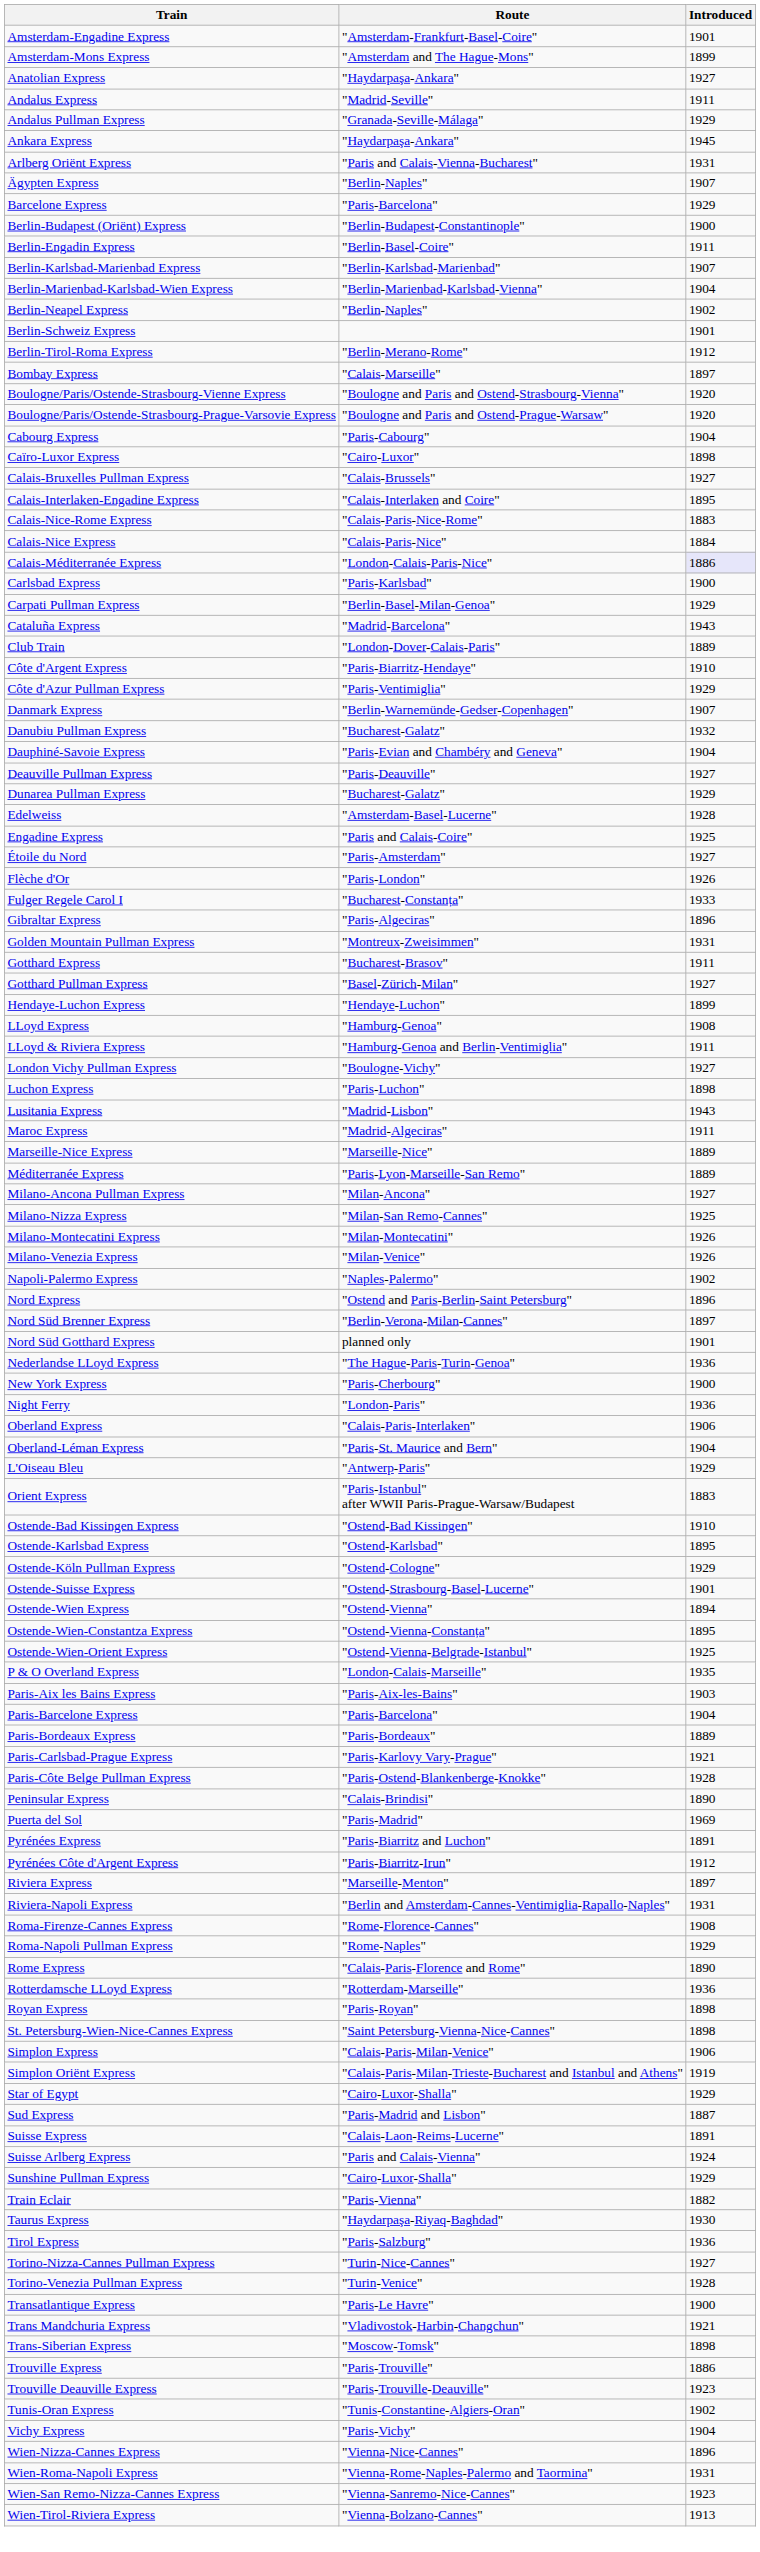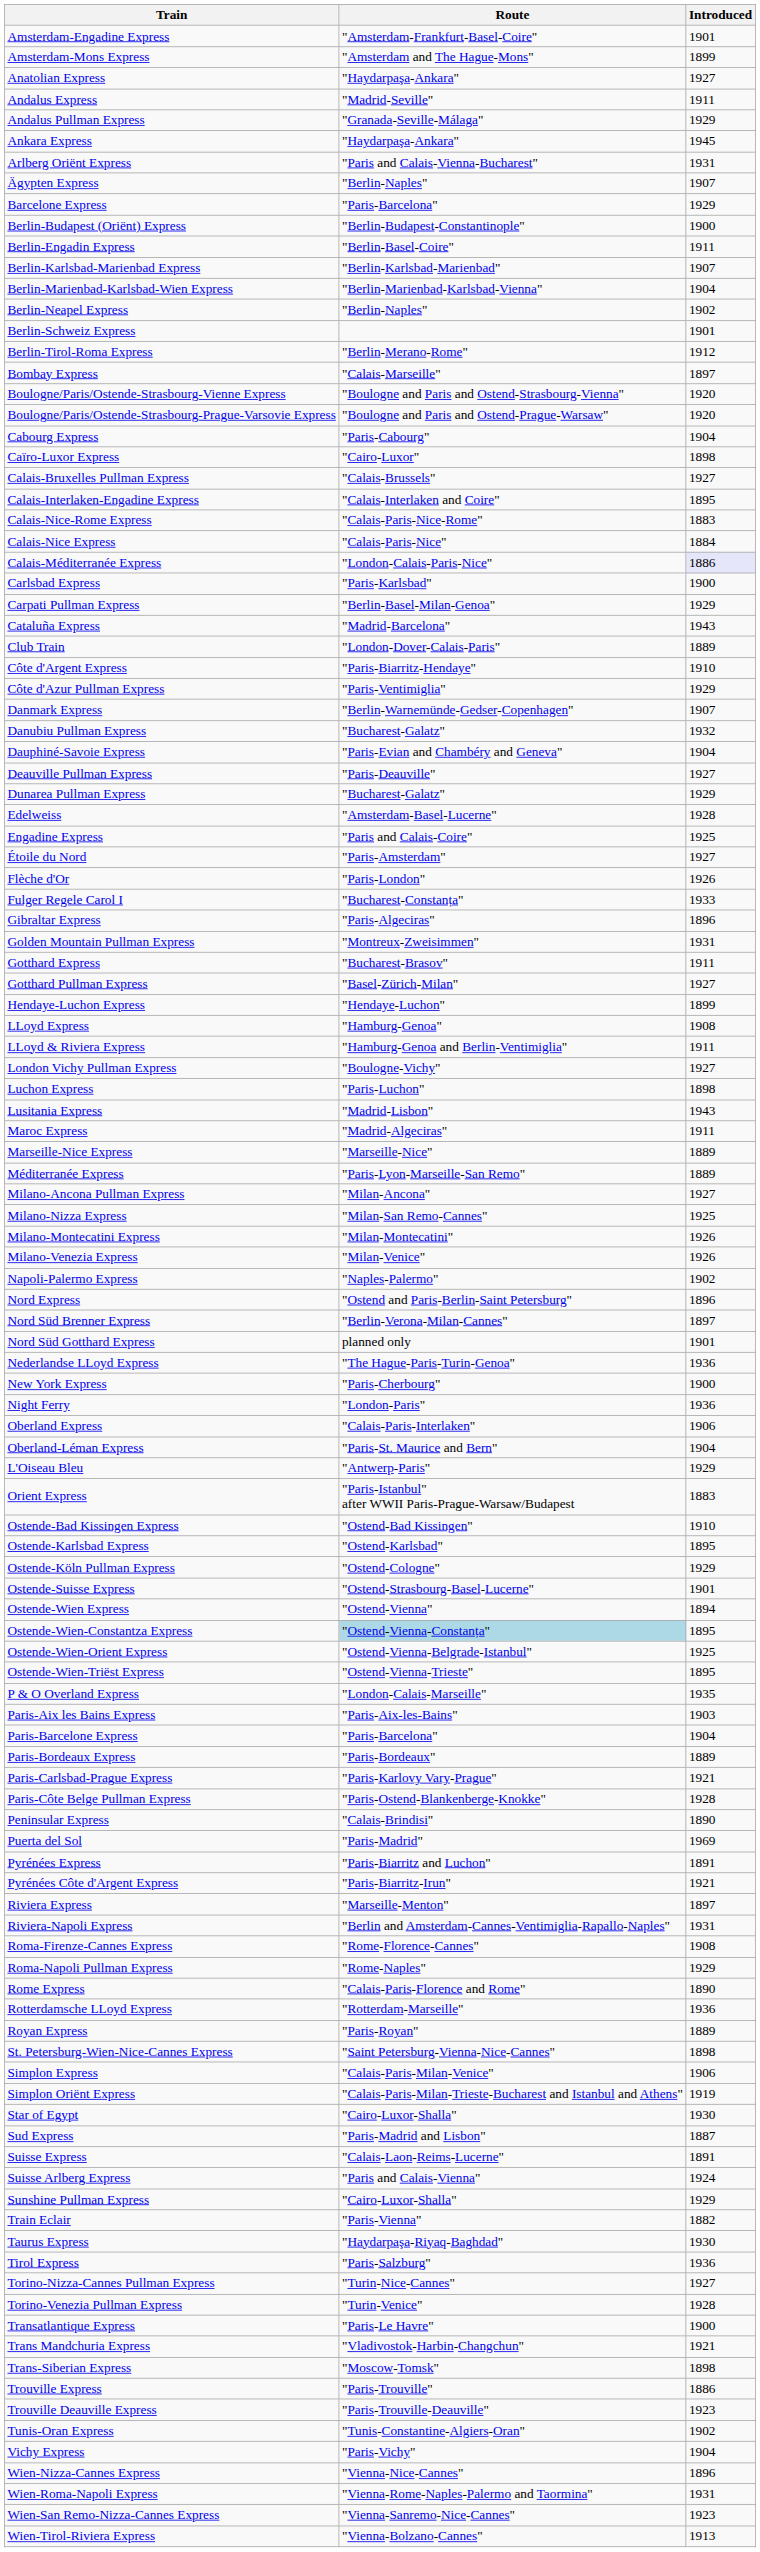(416, 1630) no background -> (416, 1630) lightblue background
+ row: (86, 1672)
(702, 1862) 1912 -> (702, 1883) 1921
(702, 2009) 1898 -> (702, 2030) 1889
(702, 2093) 1929 -> (702, 2115) 1930
